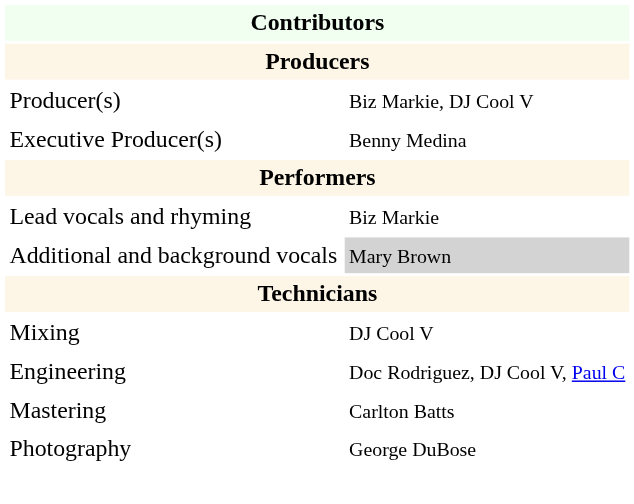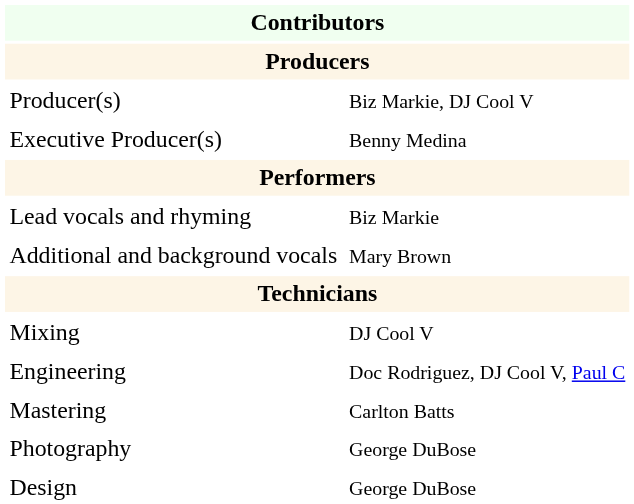(400, 256) lightgrey background -> (400, 256) no background
+ row: (43, 487)
